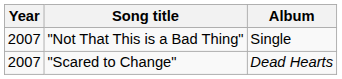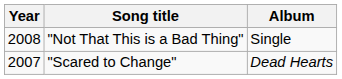(24, 39) 2007 -> (24, 39) 2008
